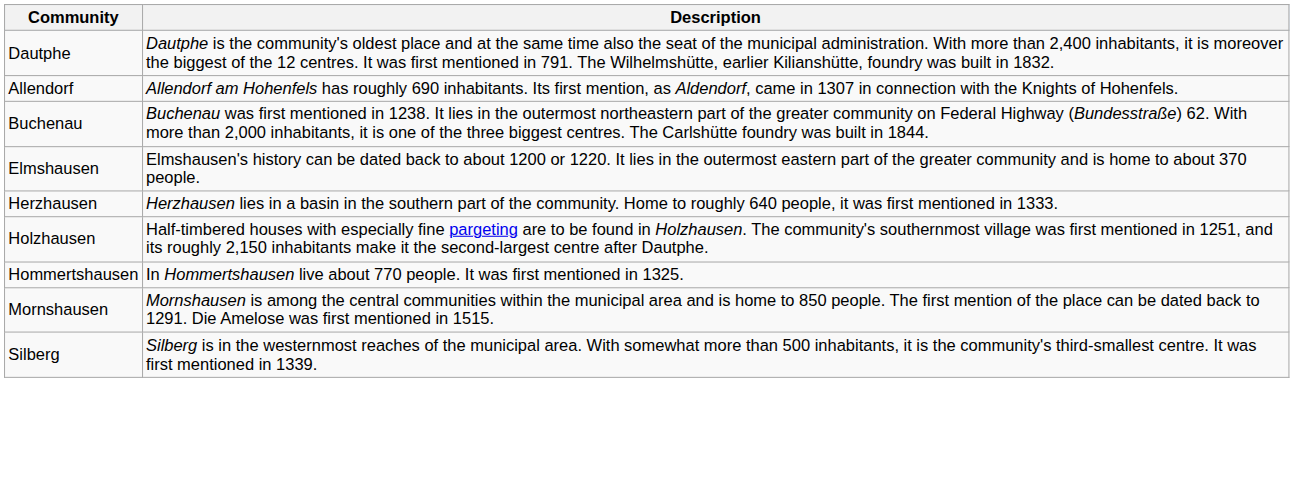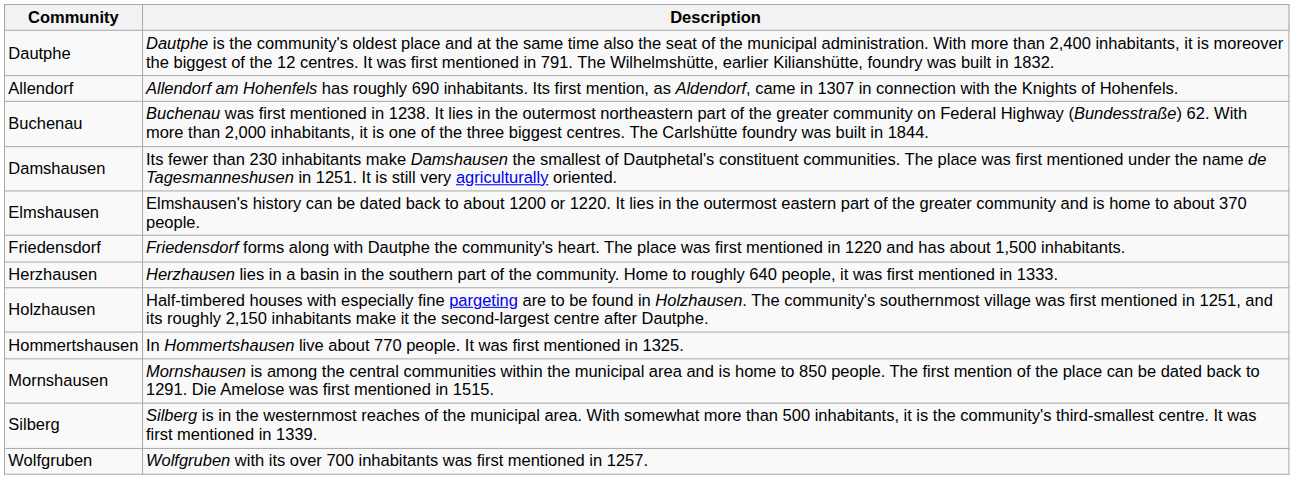+ row: (57, 168)
+ row: (55, 248)
+ row: (50, 460)
